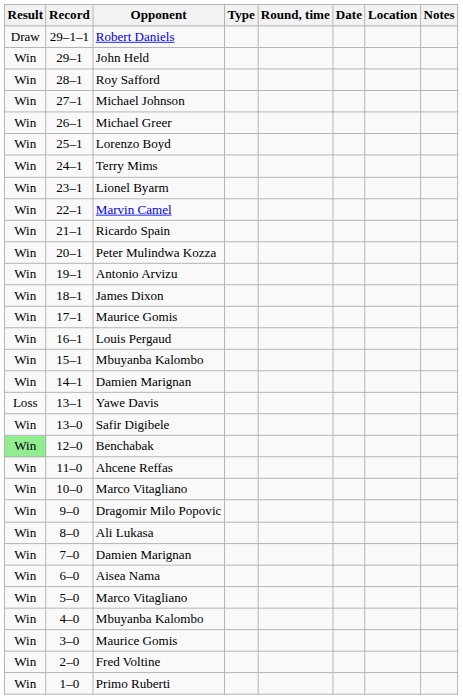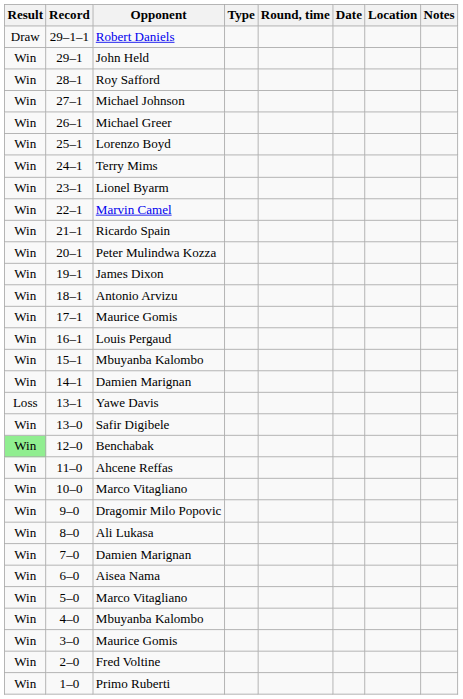(137, 274) Antonio Arvizu -> (130, 274) James Dixon
(130, 295) James Dixon -> (137, 295) Antonio Arvizu
